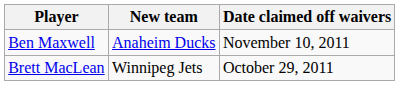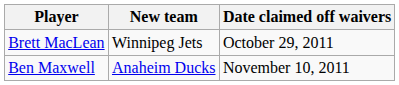rows swapped: (56, 67) <-> (52, 42)
